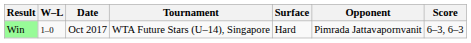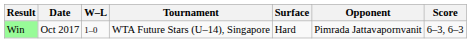columns swapped: (52, 12) <-> (88, 12)
